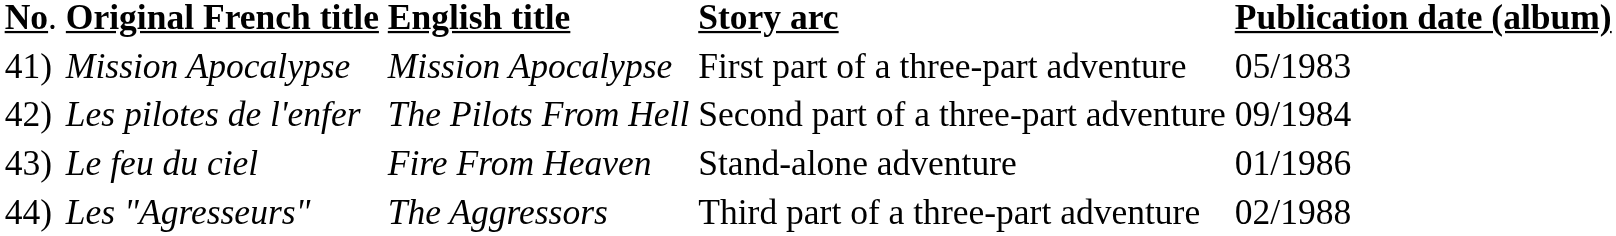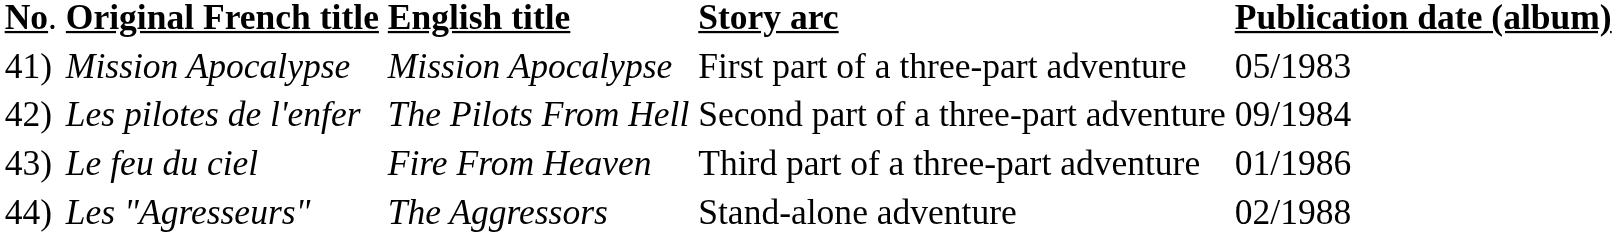(858, 163) Stand-alone adventure -> (949, 163) Third part of a three-part adventure
(949, 212) Third part of a three-part adventure -> (858, 212) Stand-alone adventure
